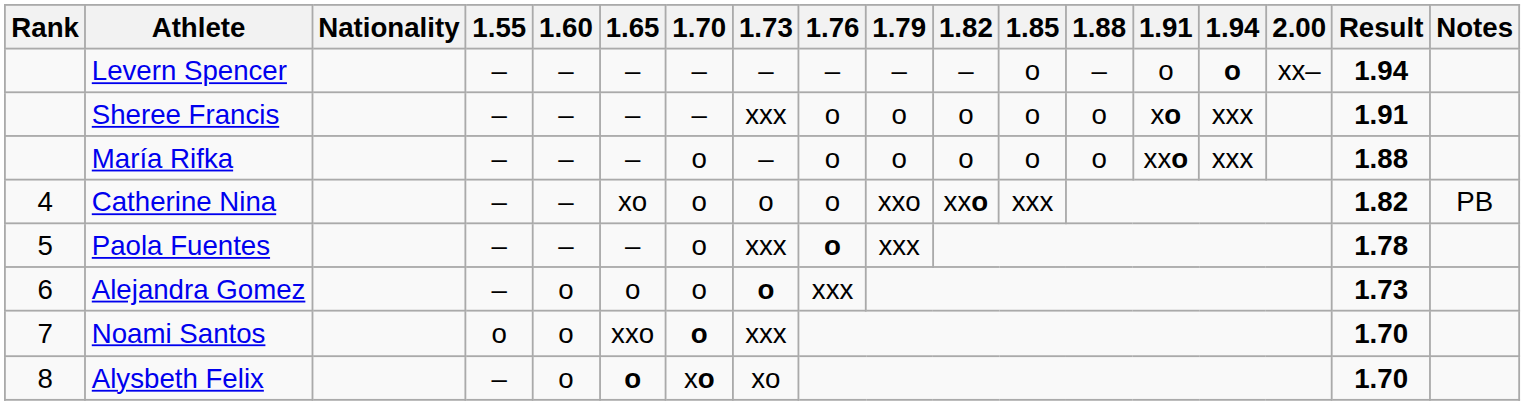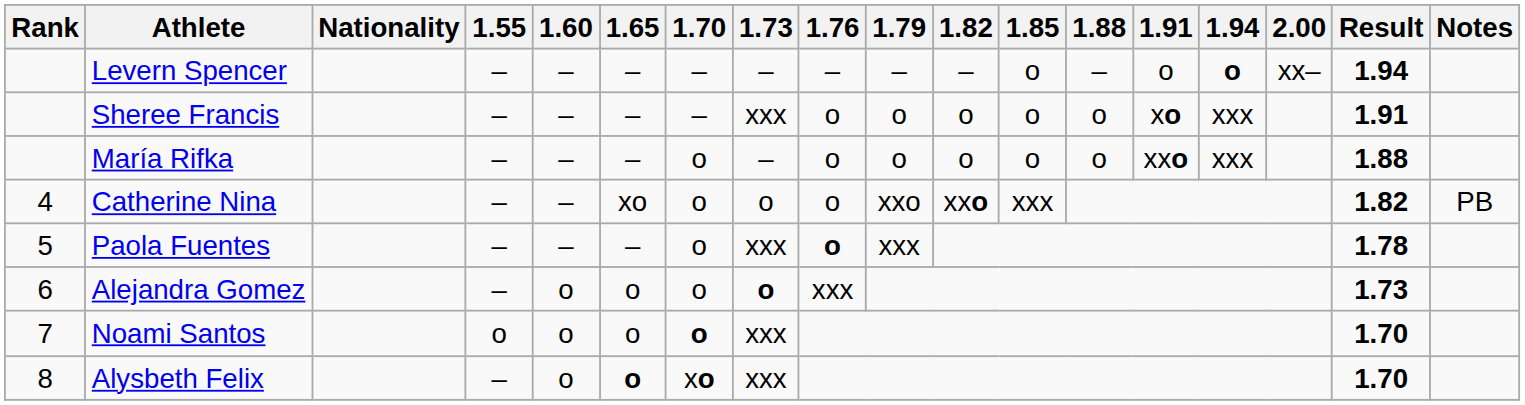(633, 334) xxo -> (633, 334) o
(766, 377) xo -> (766, 377) xxx
